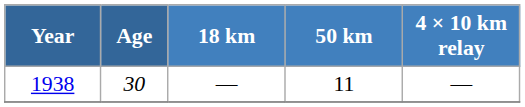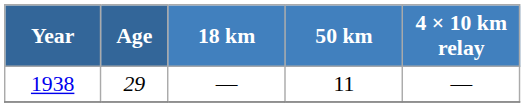(134, 84) 30 -> (134, 84) 29
